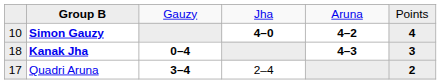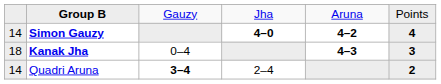(15, 33) 10 -> (15, 33) 14
(180, 51) bold -> (180, 51) normal
(15, 70) 17 -> (15, 70) 14
